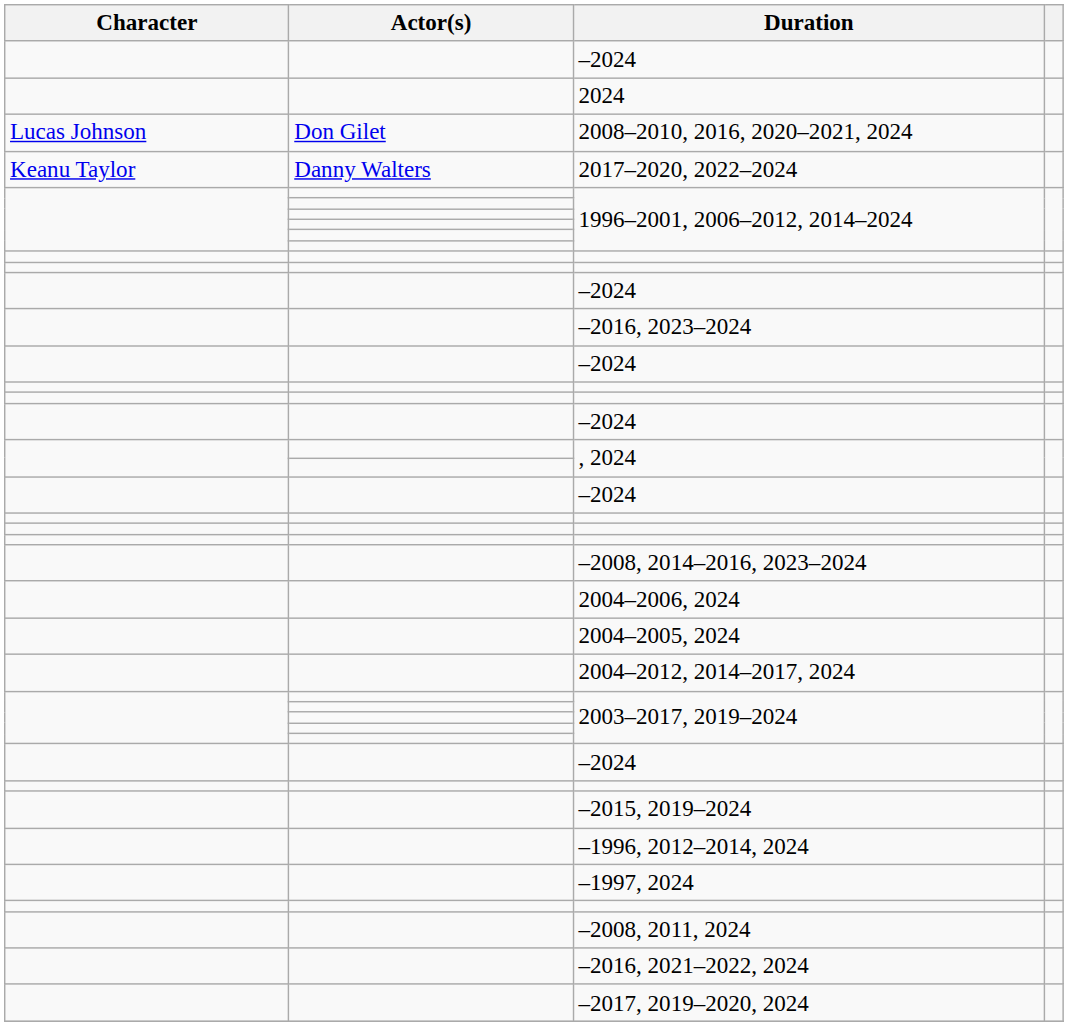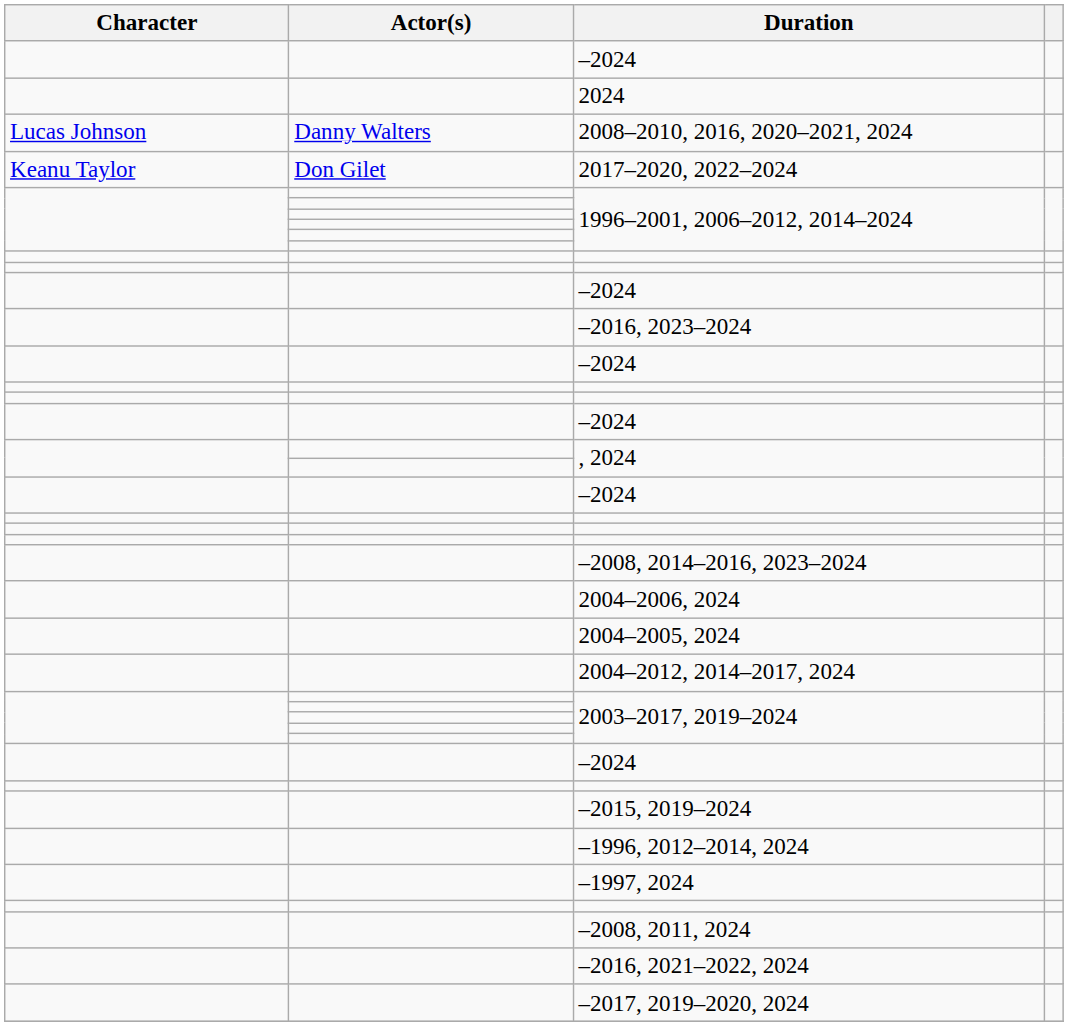(340, 132) Don Gilet -> (363, 132) Danny Walters
(363, 168) Danny Walters -> (340, 168) Don Gilet
